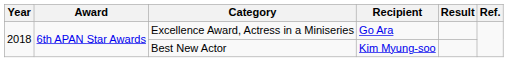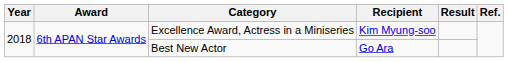(376, 30) Go Ara -> (397, 30) Kim Myung-soo
(397, 48) Kim Myung-soo -> (376, 48) Go Ara
